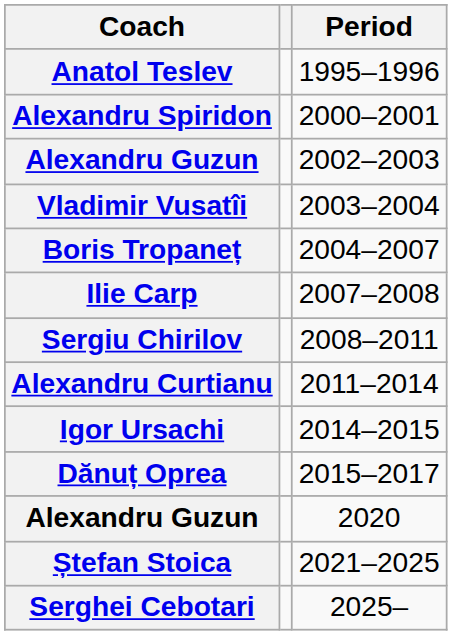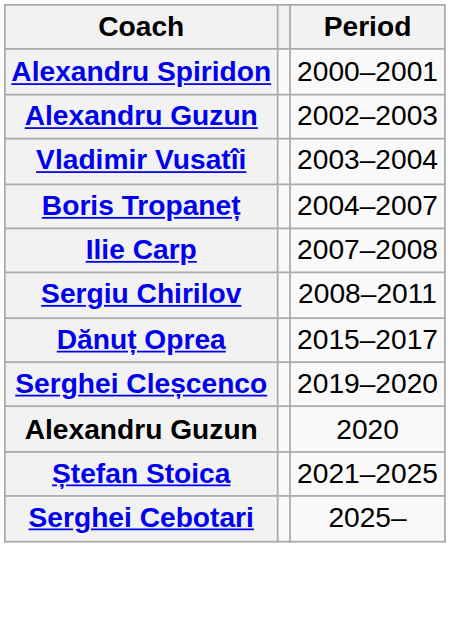- row: (142, 71)
- row: (142, 384)
- row: (142, 428)
+ row: (141, 384)
